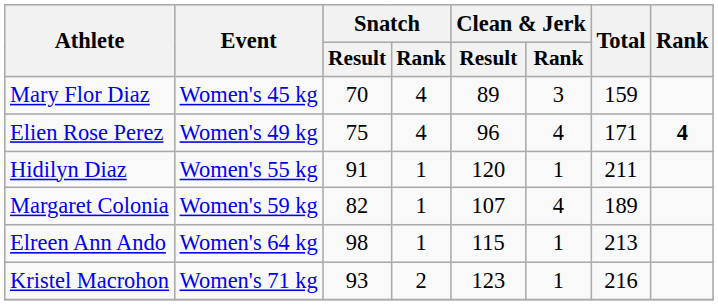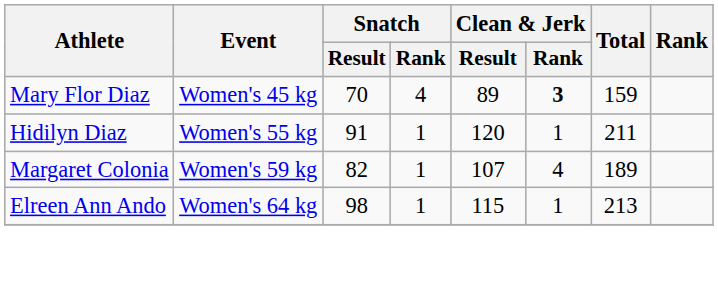(558, 95) normal -> (558, 95) bold
- row: (87, 132)
- row: (90, 280)
